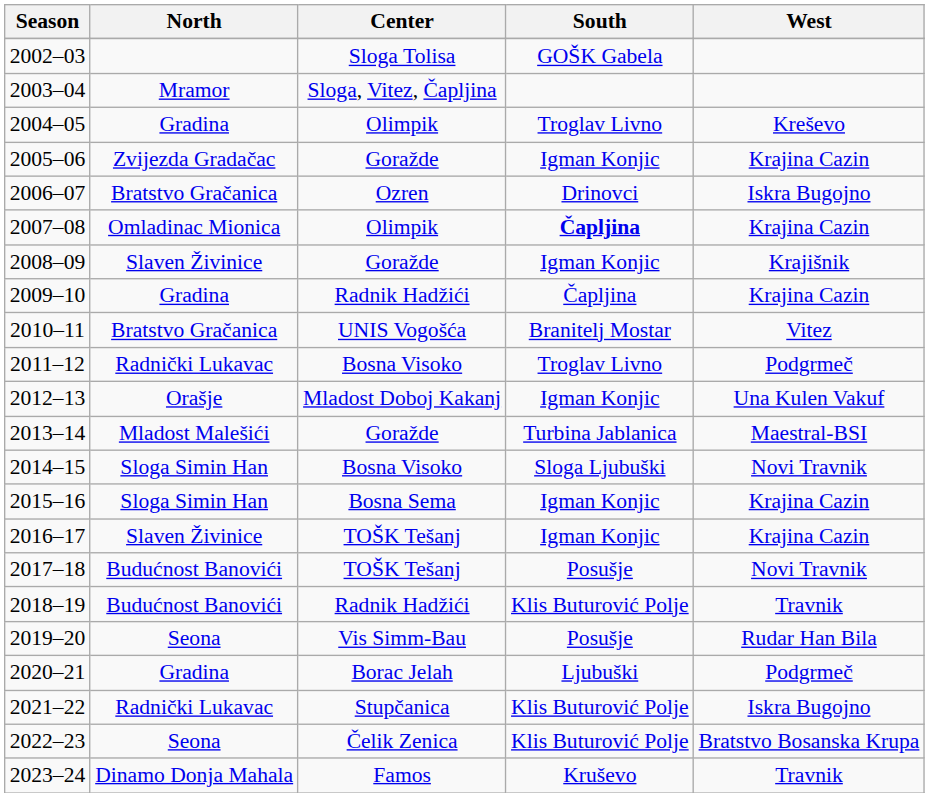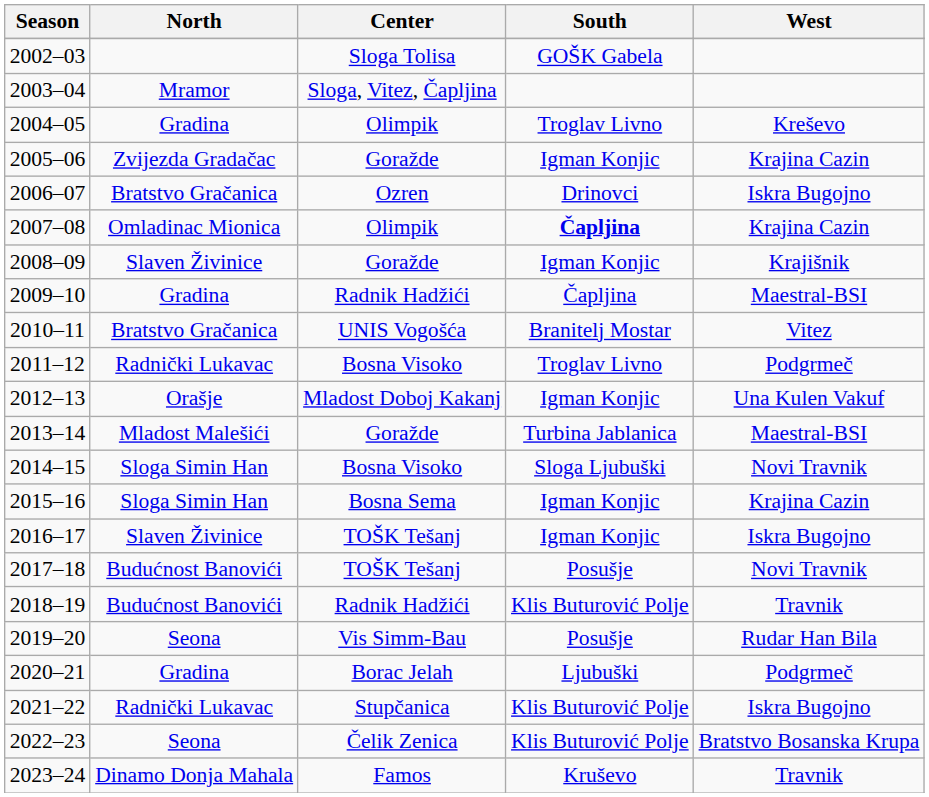(809, 295) Krajina Cazin -> (809, 295) Maestral-BSI
(809, 535) Krajina Cazin -> (809, 535) Iskra Bugojno
